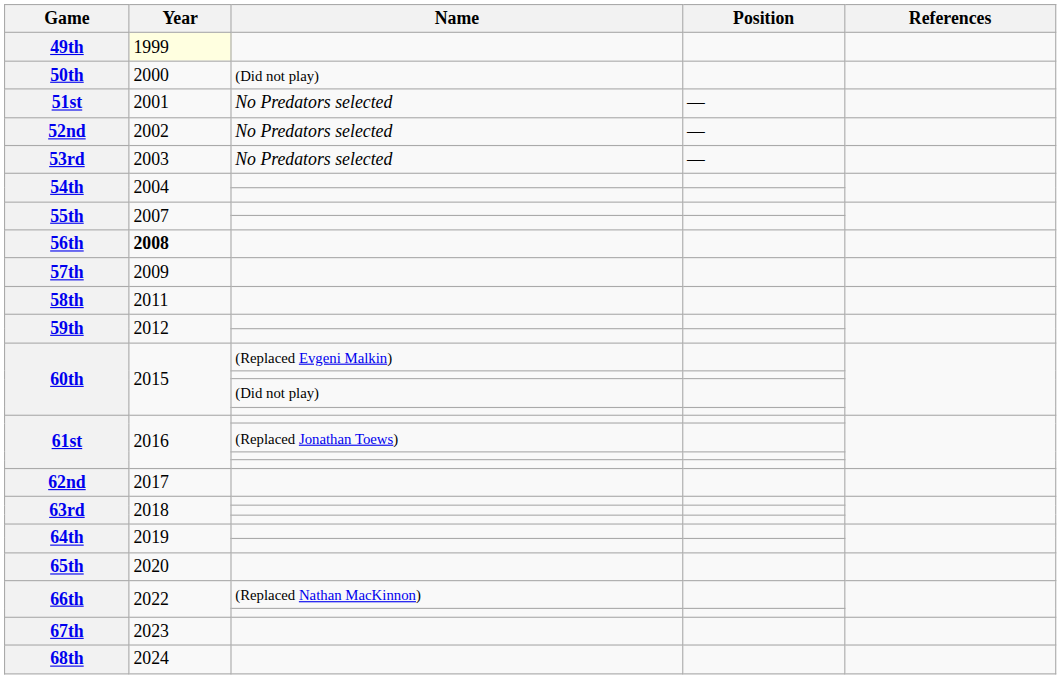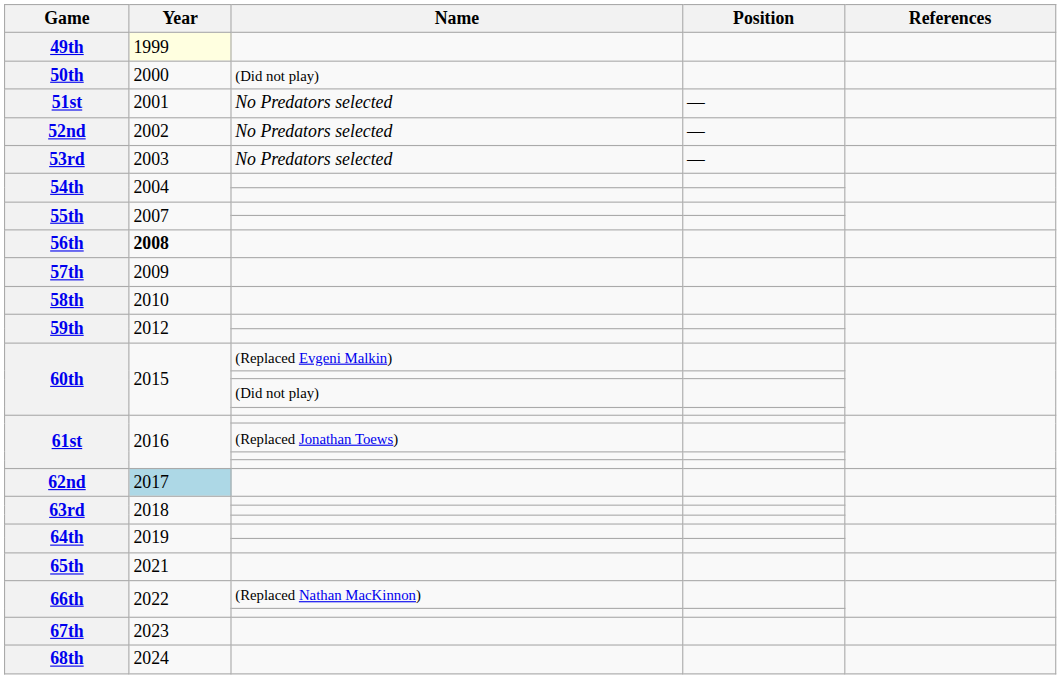(151, 300) 2011 -> (151, 300) 2010
(151, 482) no background -> (151, 482) lightblue background
(151, 566) 2020 -> (151, 566) 2021
